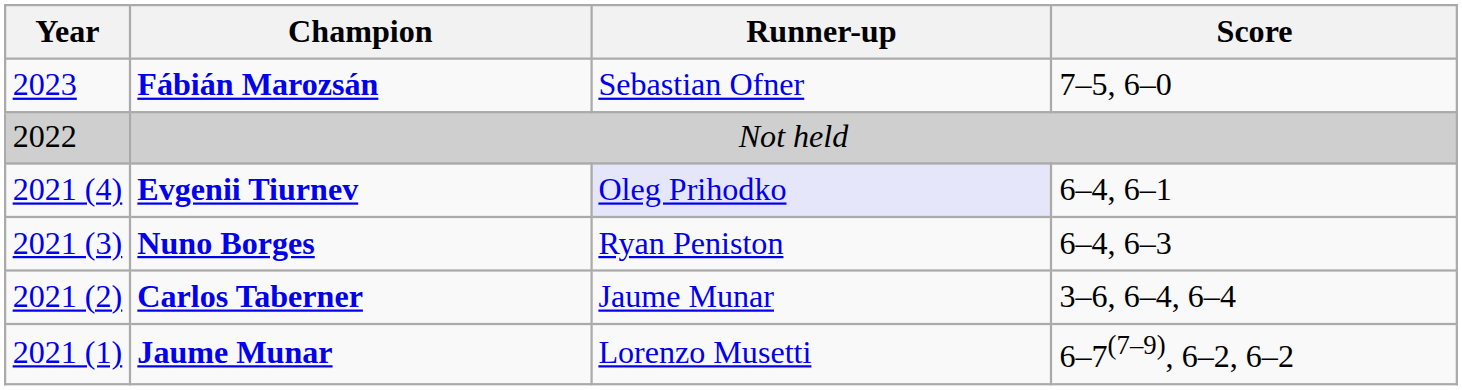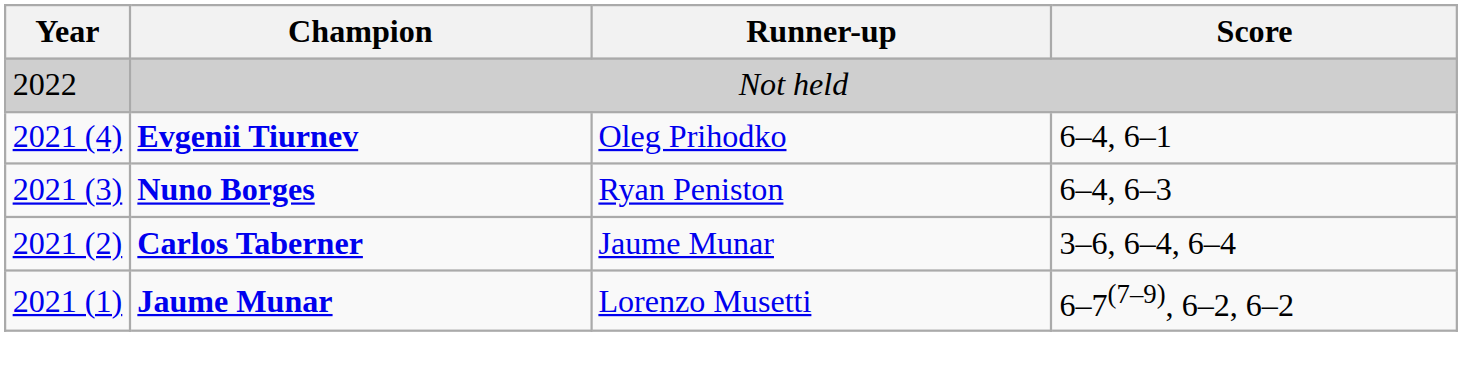- row: (258, 84)
(692, 190) lavender background -> (692, 137) no background
